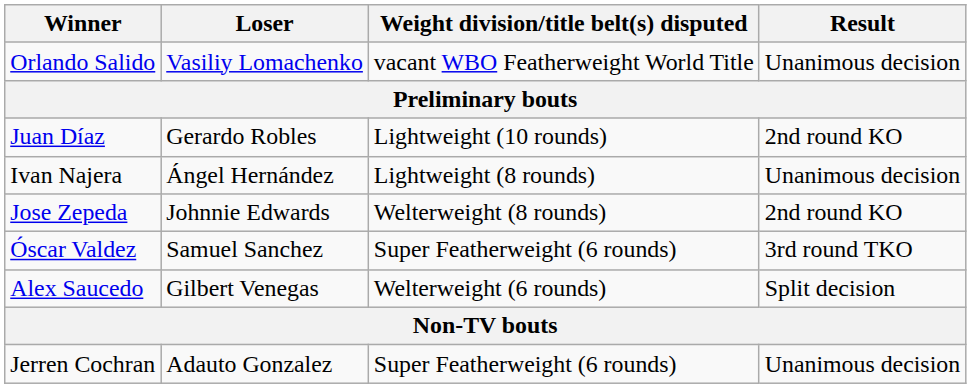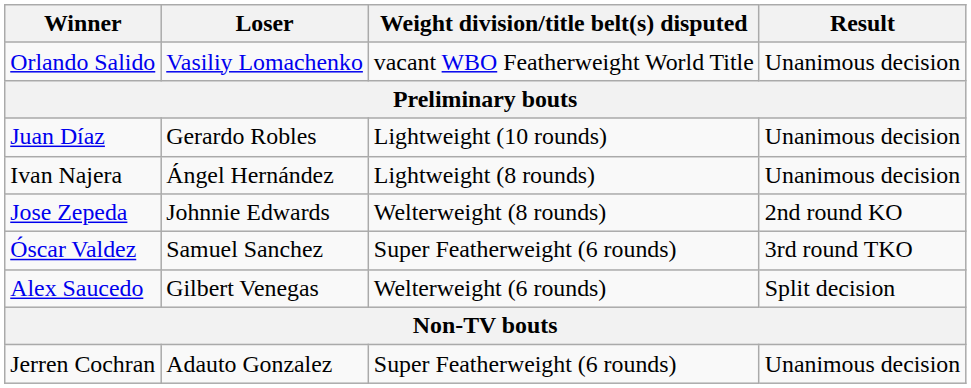(834, 136) 2nd round KO -> (862, 136) Unanimous decision
